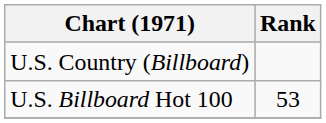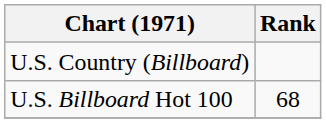(288, 99) 53 -> (288, 99) 68
